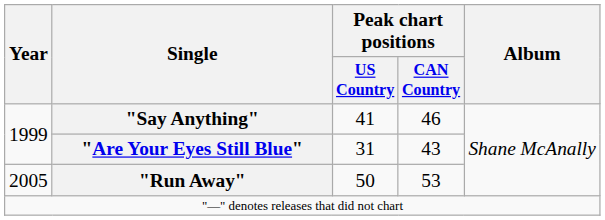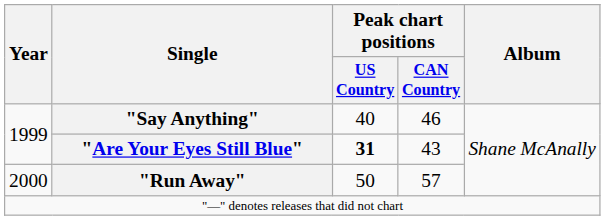(365, 118) 41 -> (365, 118) 40
(365, 149) normal -> (365, 149) bold
(28, 180) 2005 -> (28, 180) 2000
(431, 180) 53 -> (431, 180) 57
